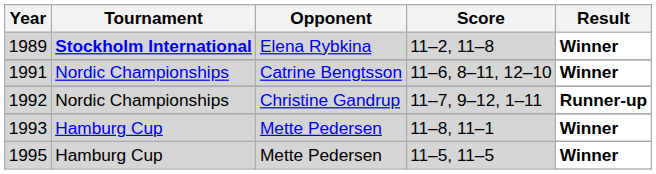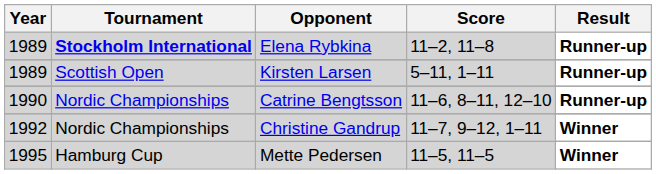(589, 46) Winner -> (603, 46) Runner-up
+ row: (452, 73)
(28, 73) 1991 -> (28, 101) 1990
(589, 73) Winner -> (603, 101) Runner-up
(603, 101) Runner-up -> (589, 128) Winner
- row: (452, 128)
